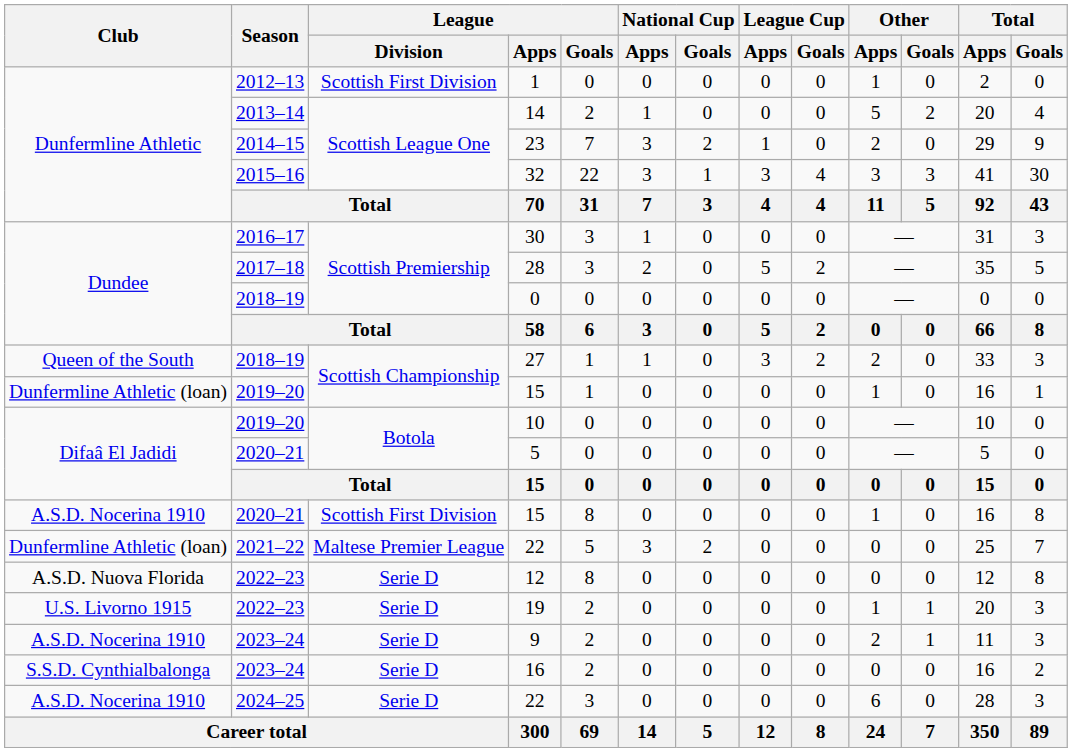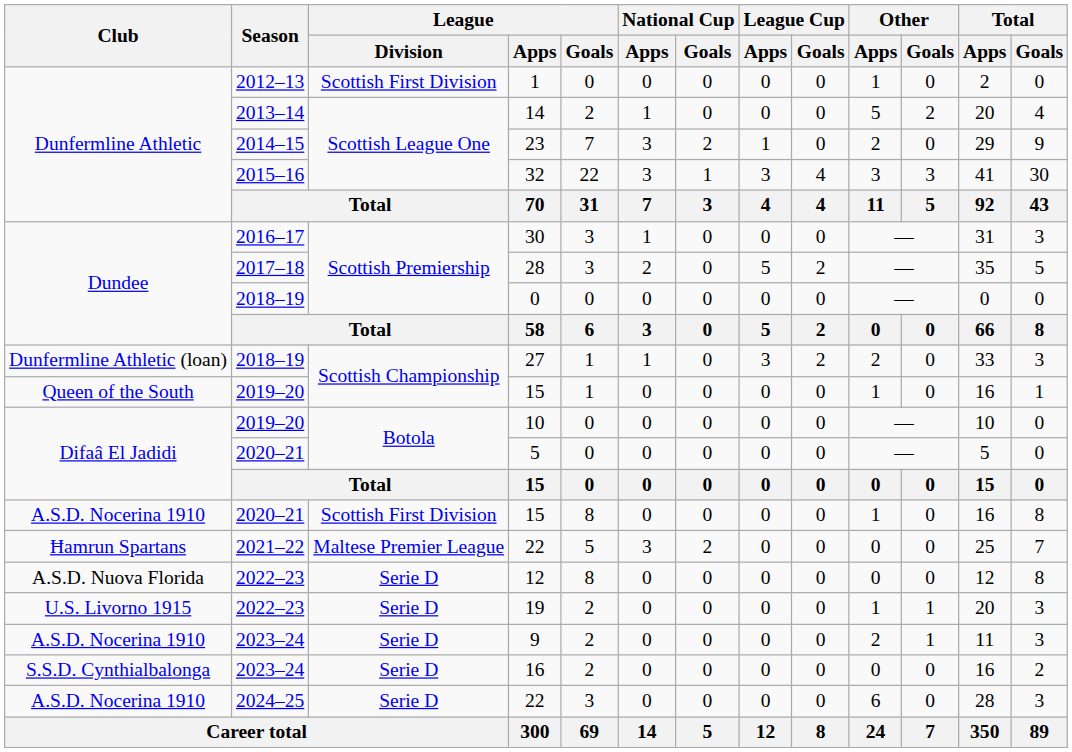(118, 360) Queen of the South -> (118, 360) Dunfermline Athletic (loan)
(118, 391) Dunfermline Athletic (loan) -> (118, 391) Queen of the South
(118, 546) Dunfermline Athletic (loan) -> (118, 546) Ħamrun Spartans
